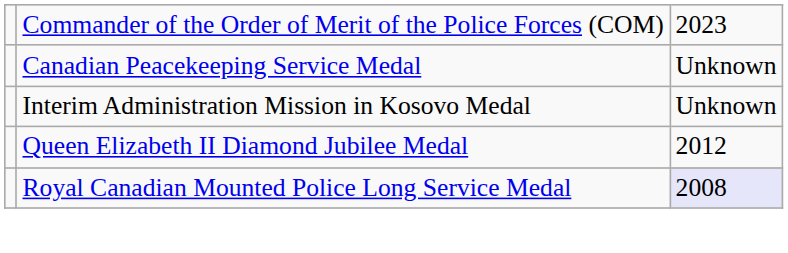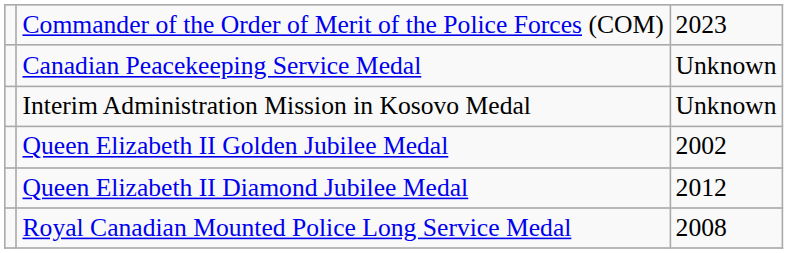+ row: (235, 146)
(701, 187) lavender background -> (701, 227) no background
